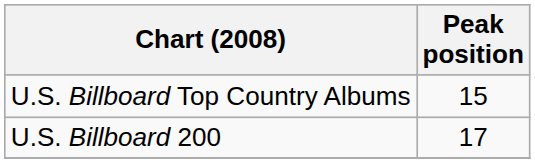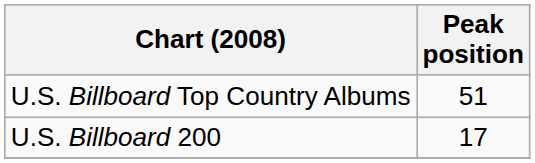(473, 95) 15 -> (473, 95) 51
